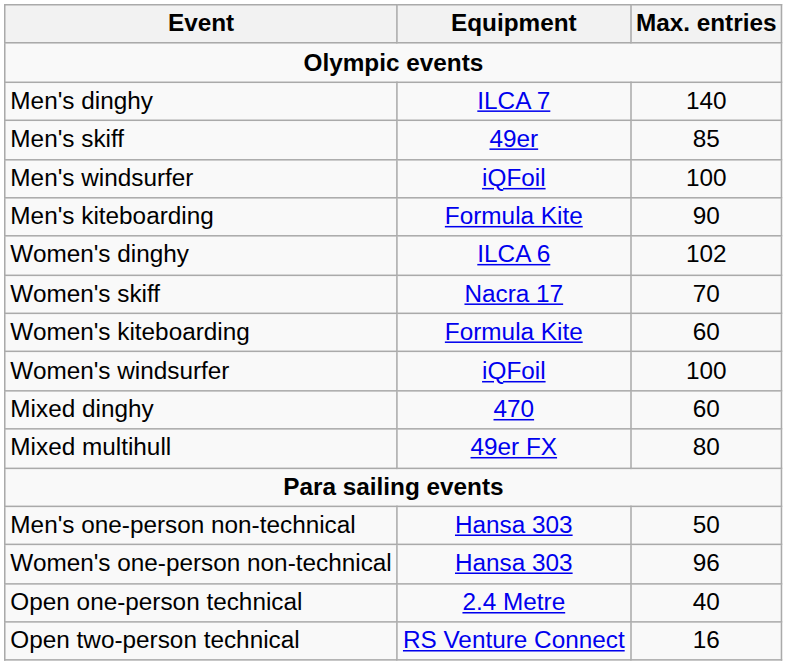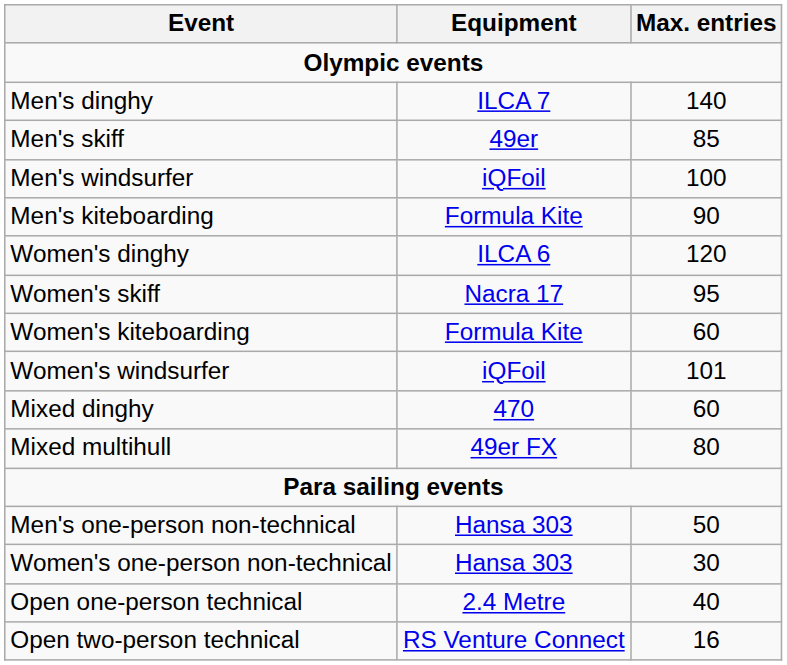(706, 255) 102 -> (706, 255) 120
(706, 293) 70 -> (706, 293) 95
(706, 370) 100 -> (706, 370) 101
(706, 563) 96 -> (706, 563) 30
